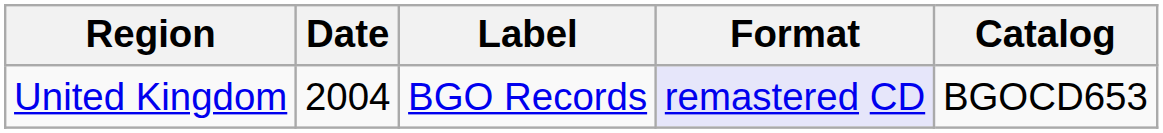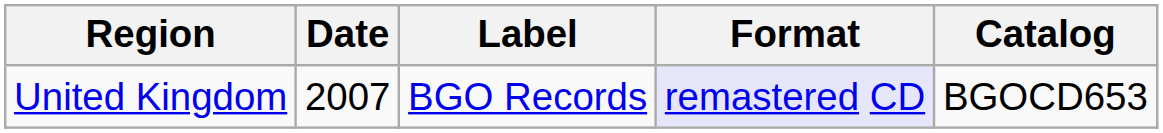(348, 95) 2004 -> (348, 95) 2007
